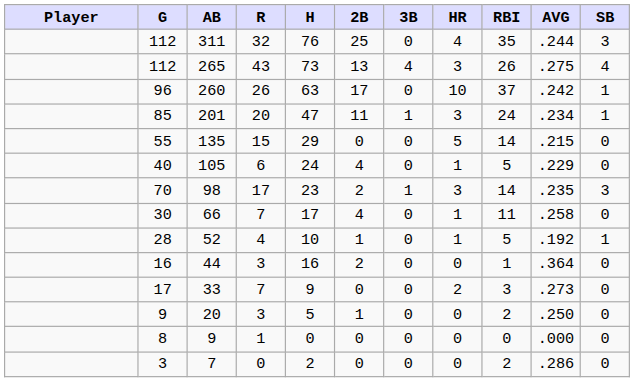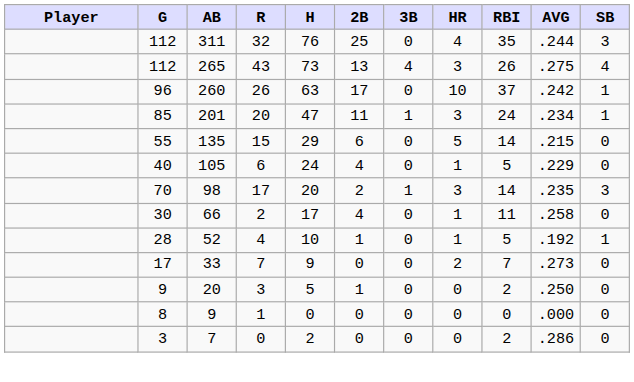(359, 141) 0 -> (359, 141) 6
(310, 191) 23 -> (310, 191) 20
(261, 215) 7 -> (261, 215) 2
- row: (212, 265)
(507, 290) 3 -> (507, 265) 7
